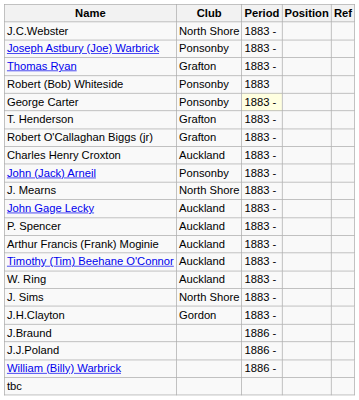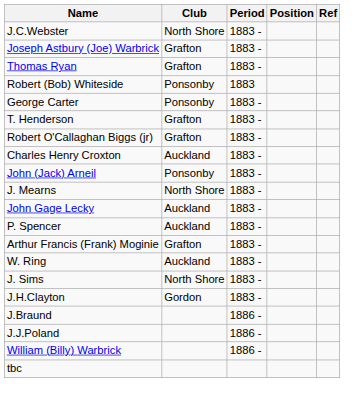(204, 48) Ponsonby -> (183, 48) Grafton
(260, 102) lightyellow background -> (246, 102) no background
(202, 244) Auckland -> (183, 244) Grafton
- row: (90, 262)
